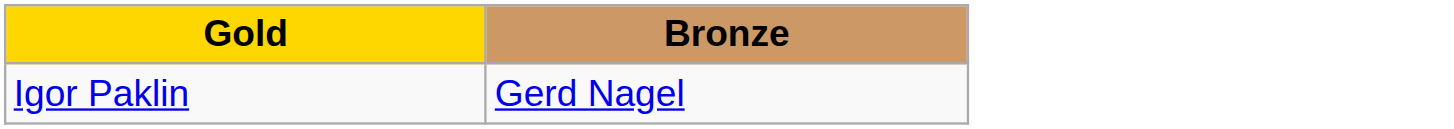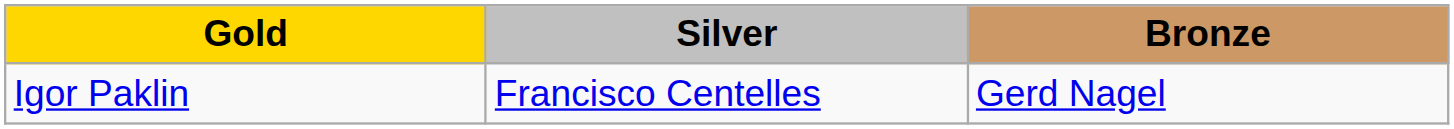+ column: (727, 33)
